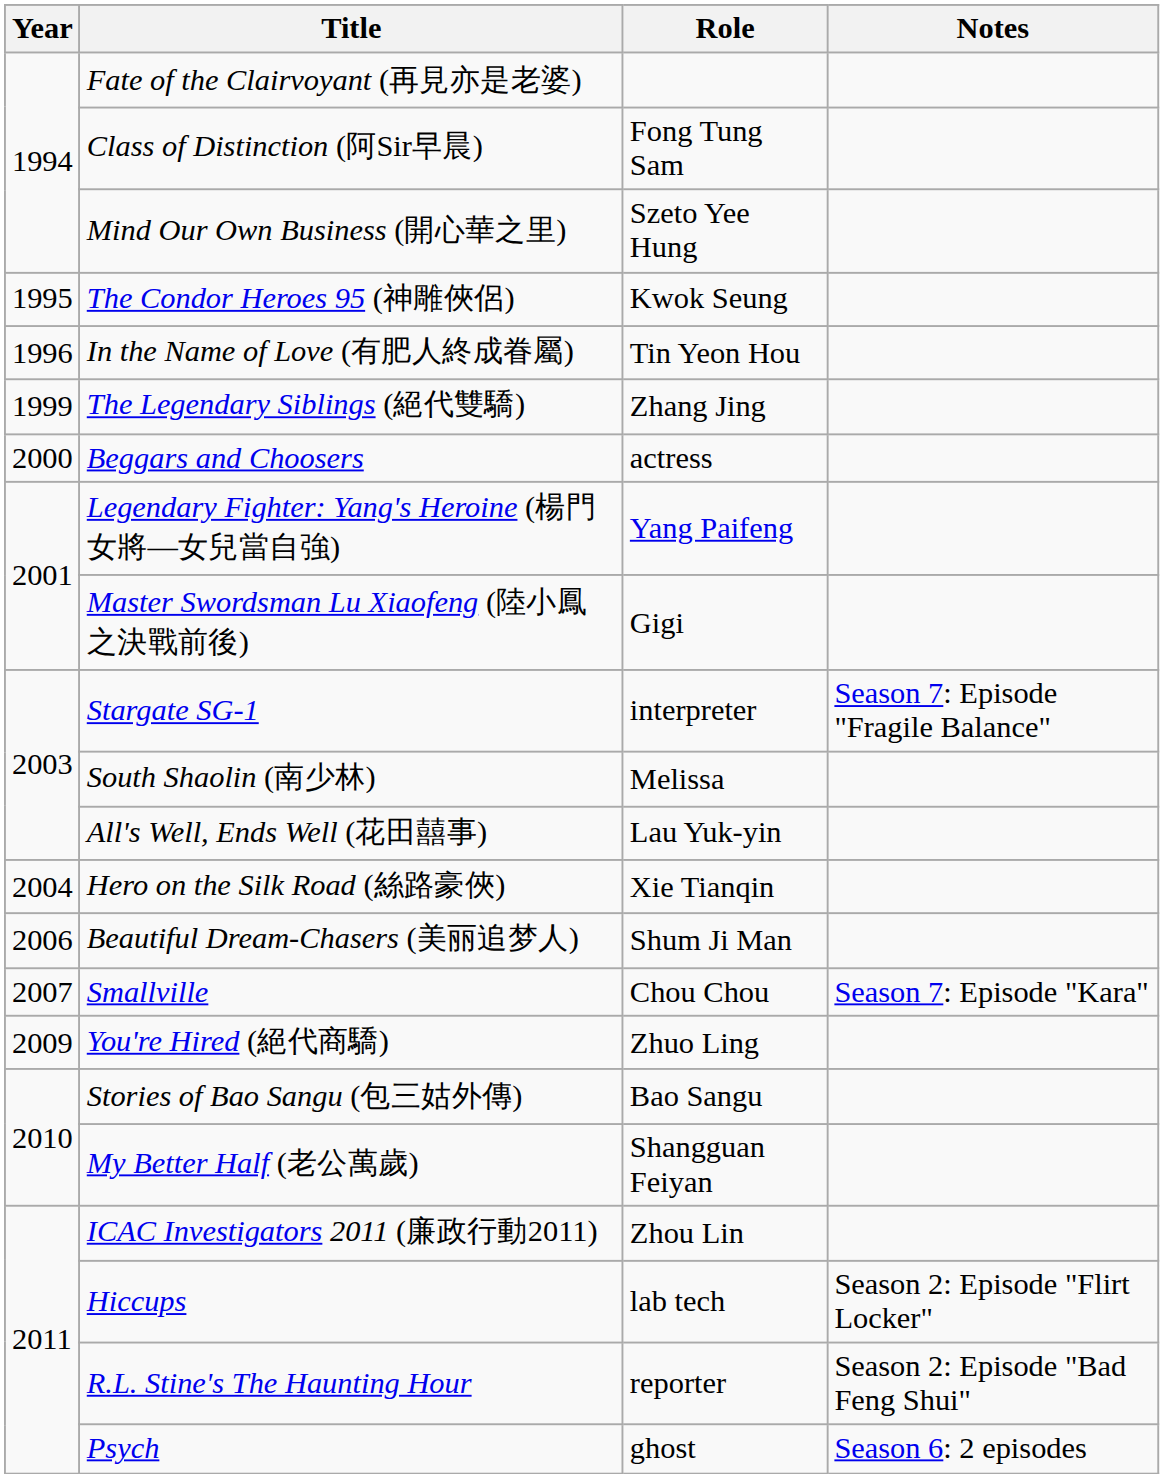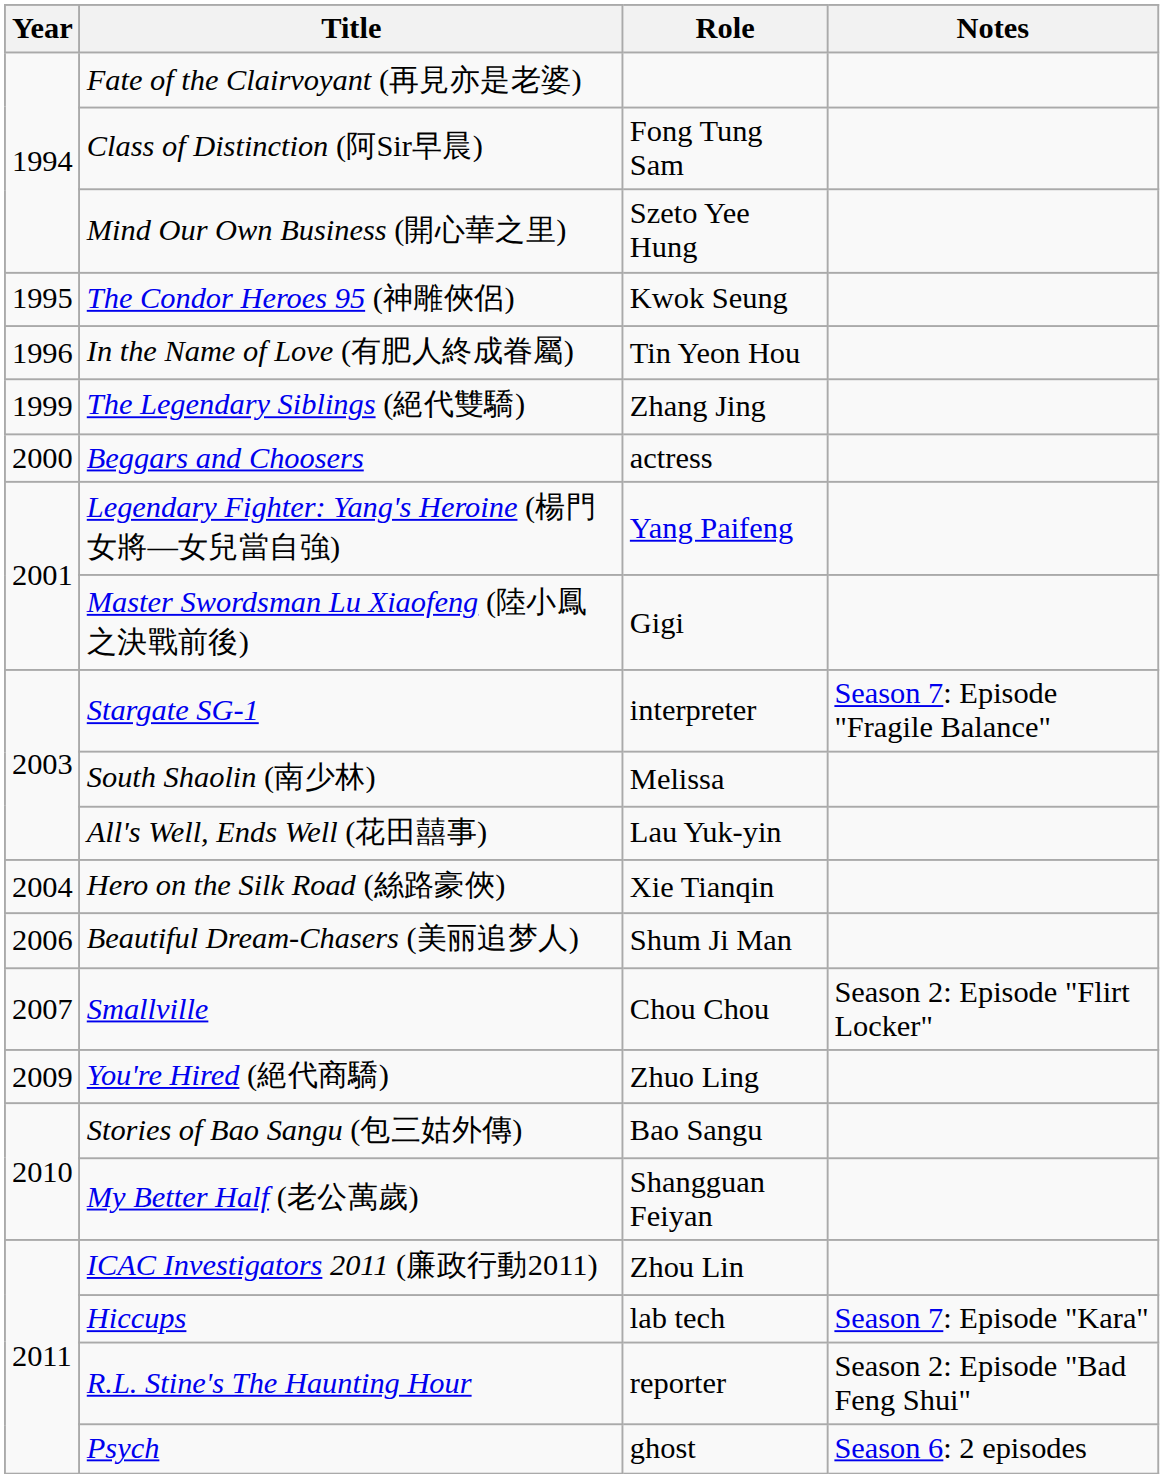(992, 991) Season 7: Episode "Kara" -> (982, 1008) Season 2: Episode "Flirt Locker"
(982, 1300) Season 2: Episode "Flirt Locker" -> (992, 1317) Season 7: Episode "Kara"
